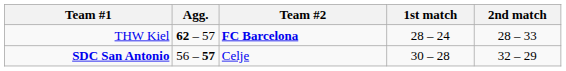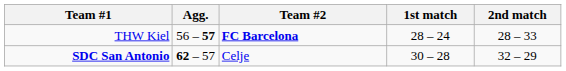(196, 35) 62 – 57 -> (196, 35) 56 – 57
(196, 55) 56 – 57 -> (196, 55) 62 – 57
